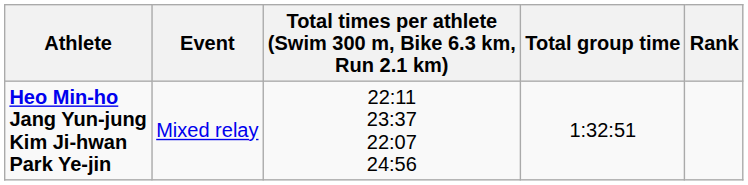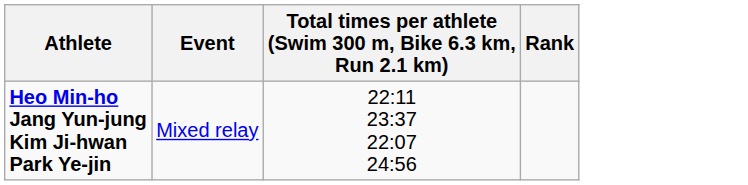- column: (603, 43)
